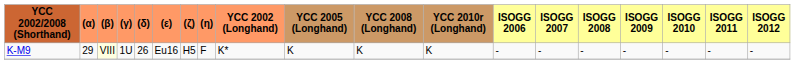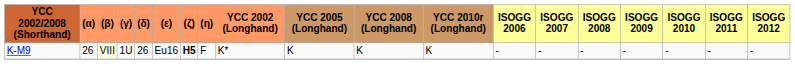(88, 51) 29 -> (88, 51) 26
(189, 51) normal -> (189, 51) bold
